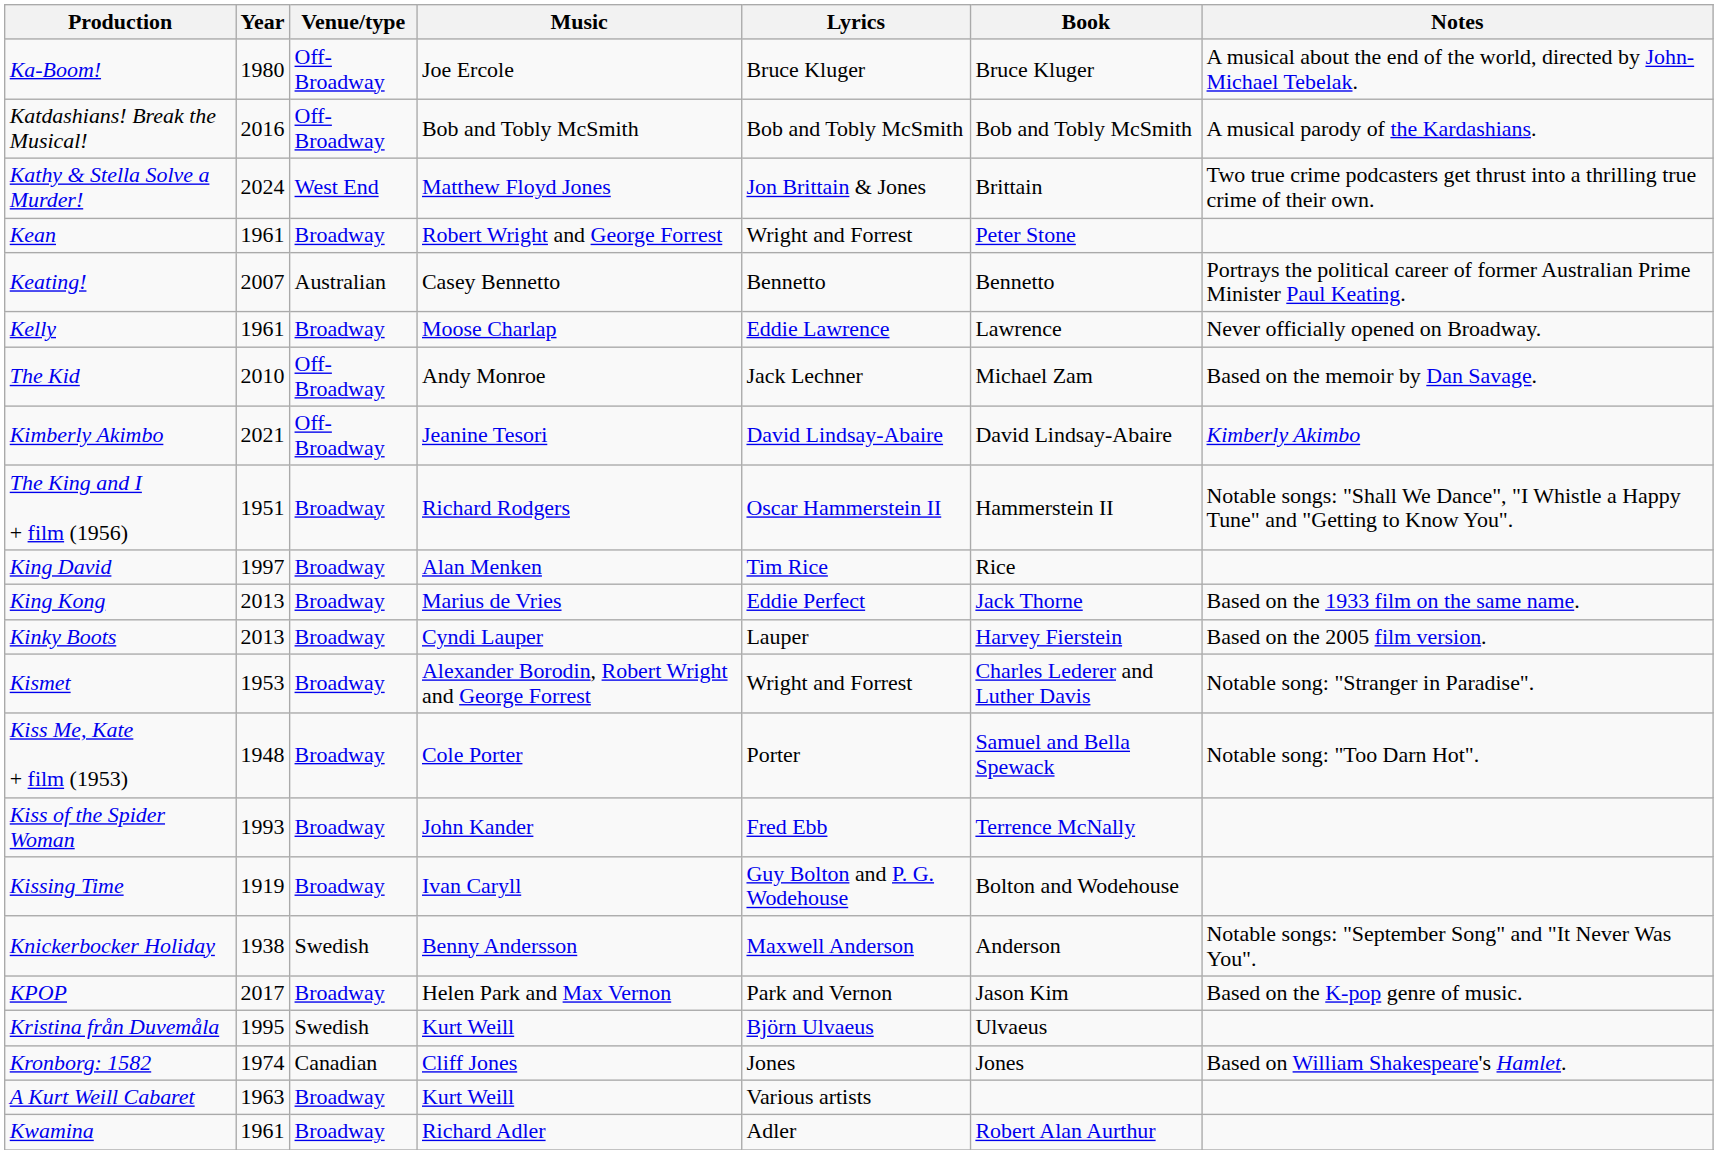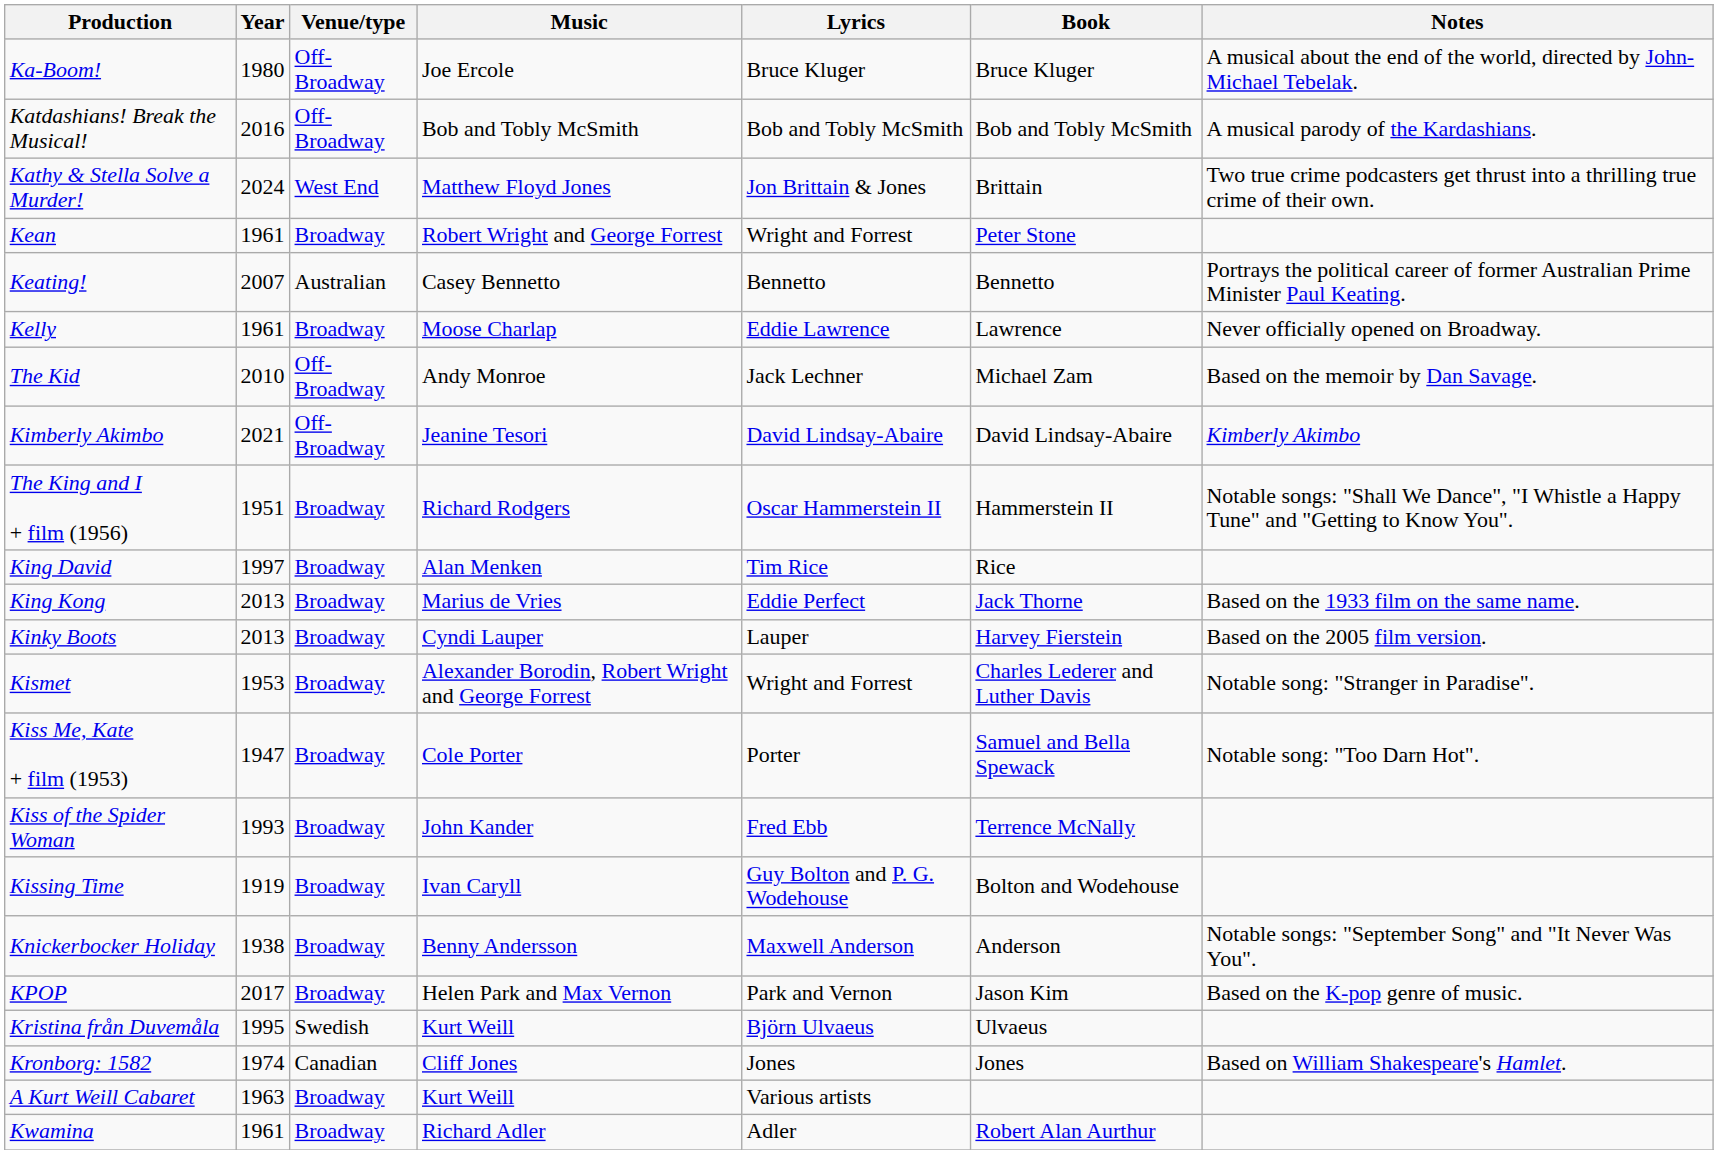(263, 755) 1948 -> (263, 755) 1947
(332, 945) Swedish -> (340, 945) Broadway
